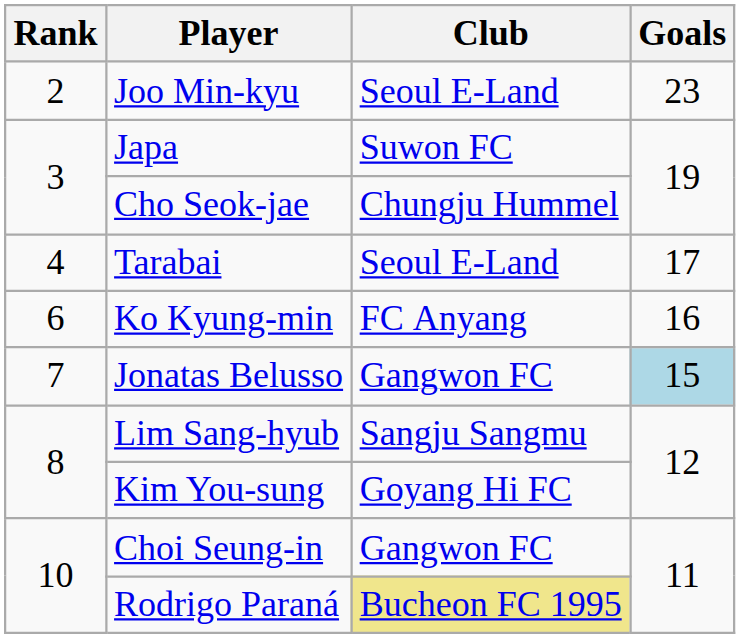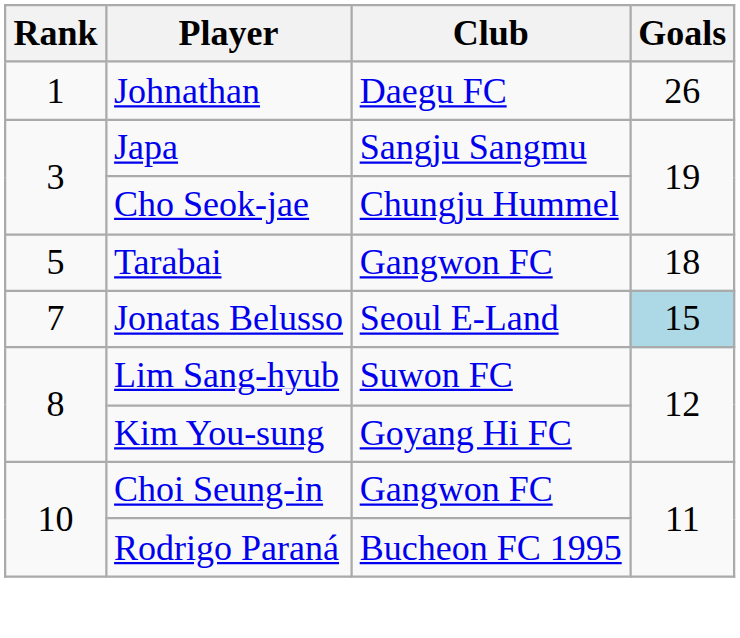+ row: (187, 90)
- row: (207, 90)
(436, 147) Suwon FC -> (473, 147) Sangju Sangmu
(55, 261) 4 -> (55, 261) 5
(459, 261) Seoul E-Land -> (456, 261) Gangwon FC
(682, 261) 17 -> (682, 261) 18
- row: (224, 318)
(456, 375) Gangwon FC -> (459, 318) Seoul E-Land
(473, 432) Sangju Sangmu -> (436, 375) Suwon FC
(491, 603) khaki background -> (491, 546) no background
